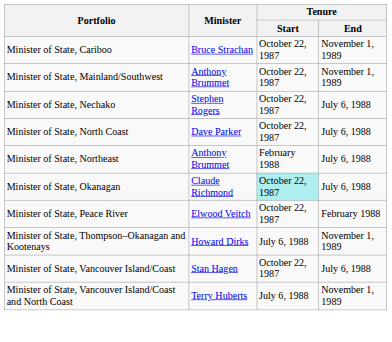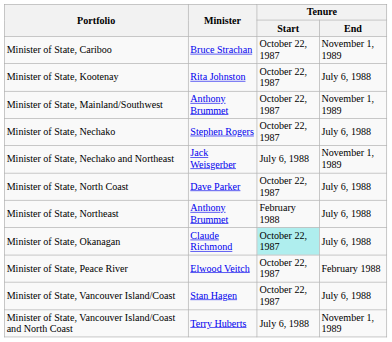+ row: (63, 77)
+ row: (90, 159)
- row: (96, 241)
